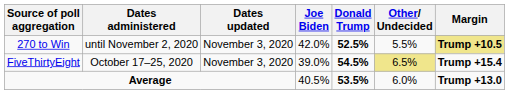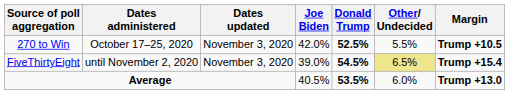(142, 44) until November 2, 2020 -> (142, 44) October 17–25, 2020
(470, 44) khaki background -> (470, 44) no background
(142, 62) October 17–25, 2020 -> (142, 62) until November 2, 2020
